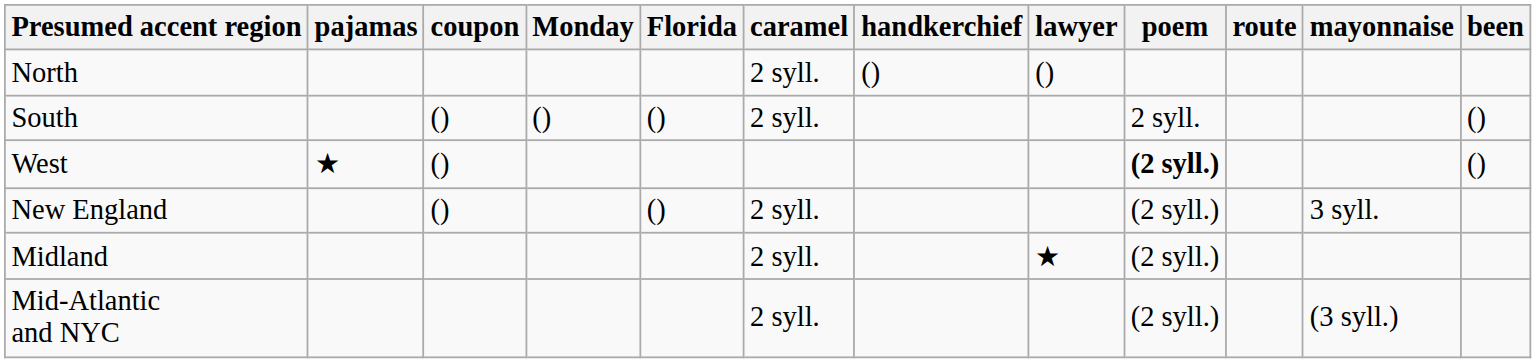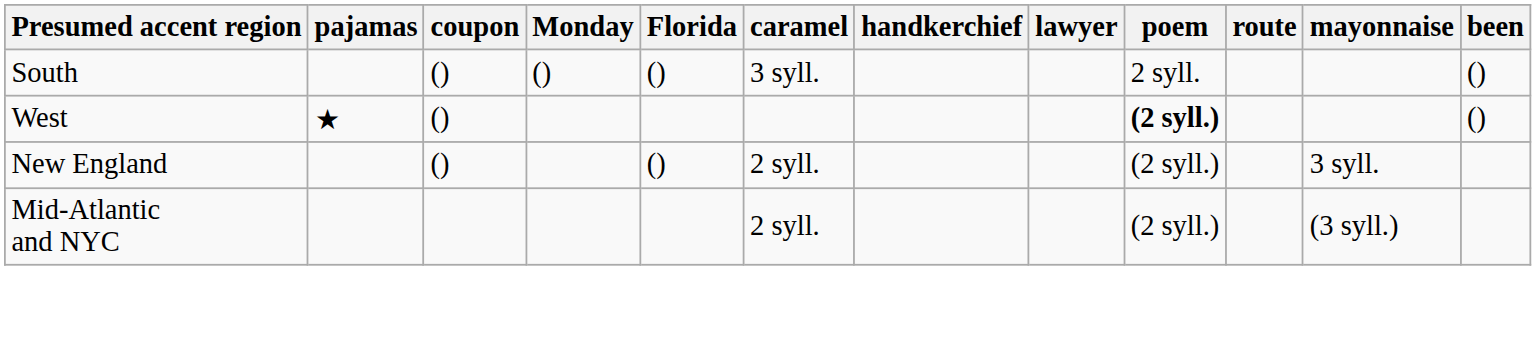- row: (45, 72)
(785, 117) 2 syll. -> (785, 72) 3 syll.
- row: (60, 255)
